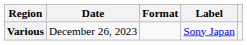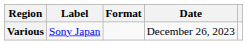columns swapped: (93, 13) <-> (209, 13)
